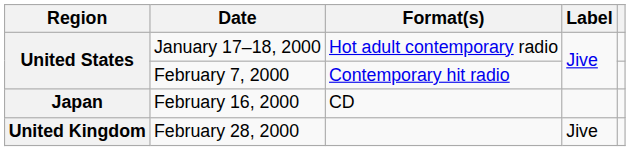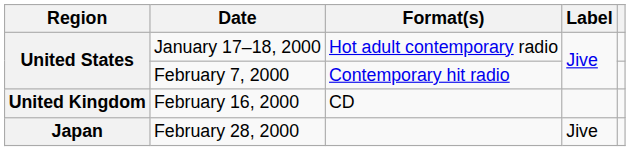(77, 103) Japan -> (77, 103) United Kingdom
(77, 131) United Kingdom -> (77, 131) Japan
